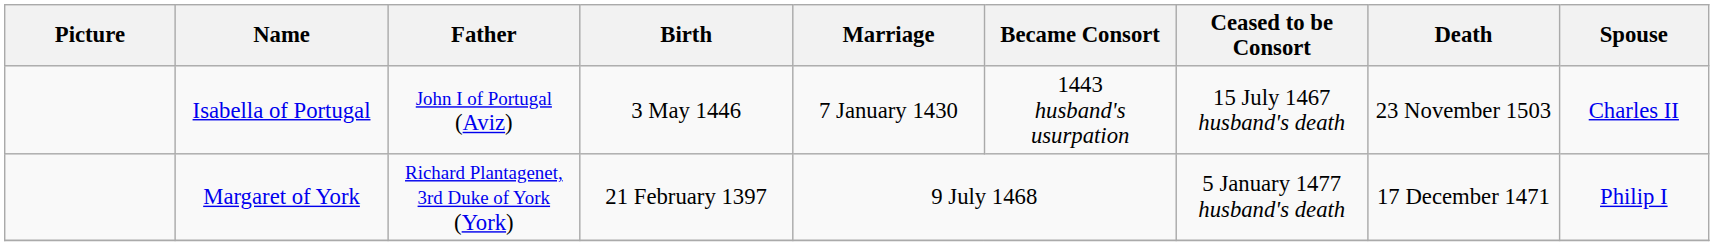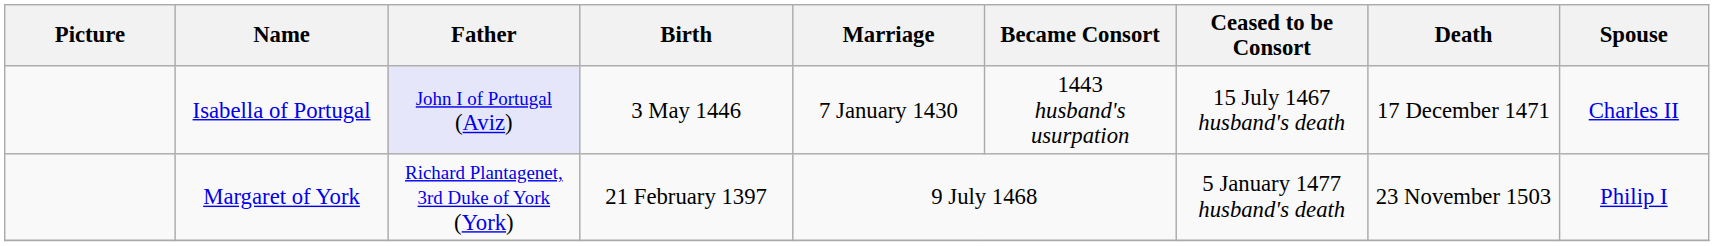(484, 111) no background -> (484, 111) lavender background
(1463, 109) 23 November 1503 -> (1463, 109) 17 December 1471
(1463, 196) 17 December 1471 -> (1463, 196) 23 November 1503
